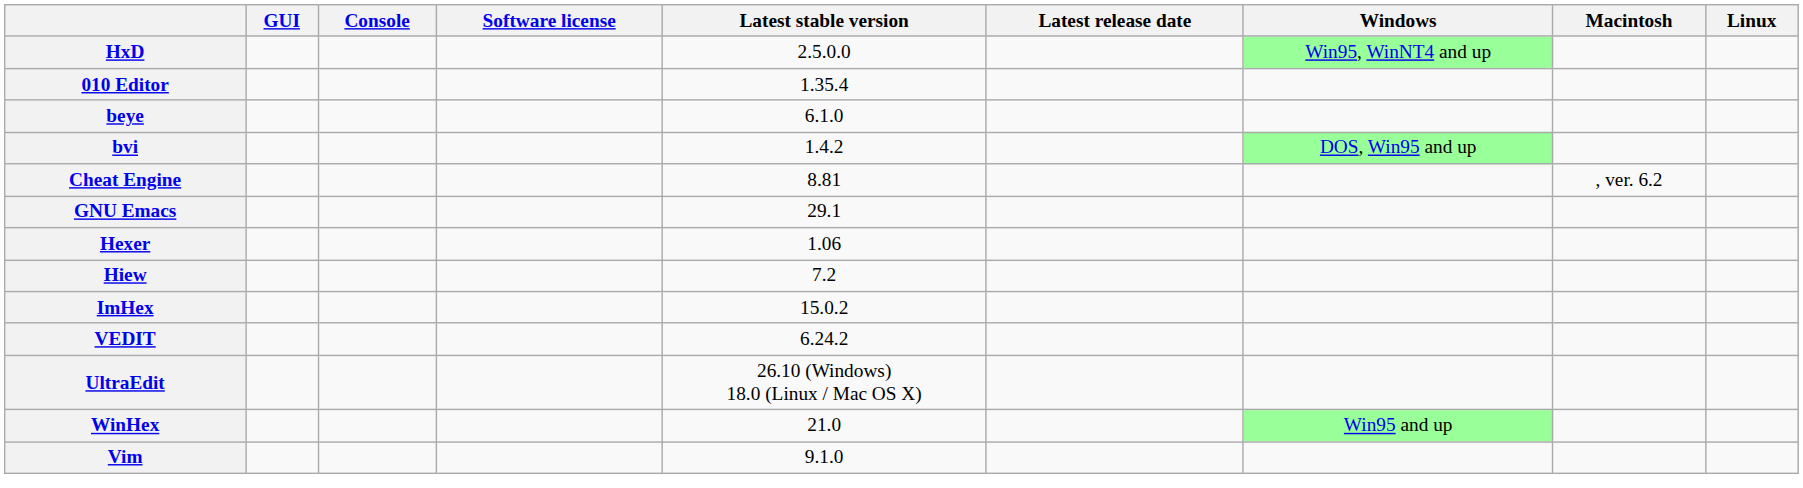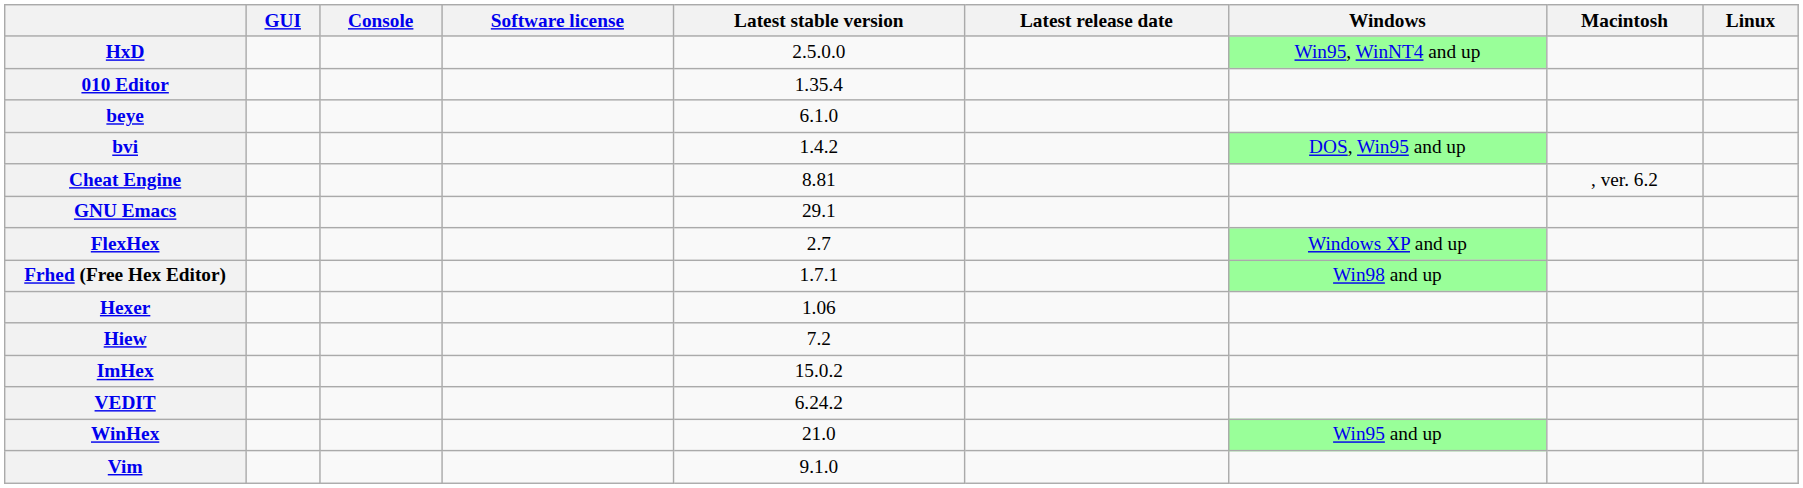+ row: (125, 243)
+ row: (125, 274)
- row: (125, 381)
